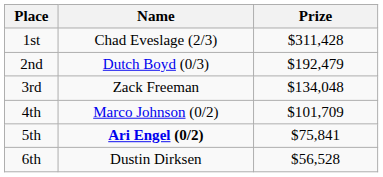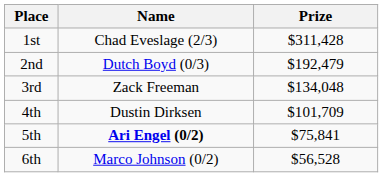(156, 111) Marco Johnson (0/2) -> (156, 111) Dustin Dirksen
(156, 159) Dustin Dirksen -> (156, 159) Marco Johnson (0/2)
